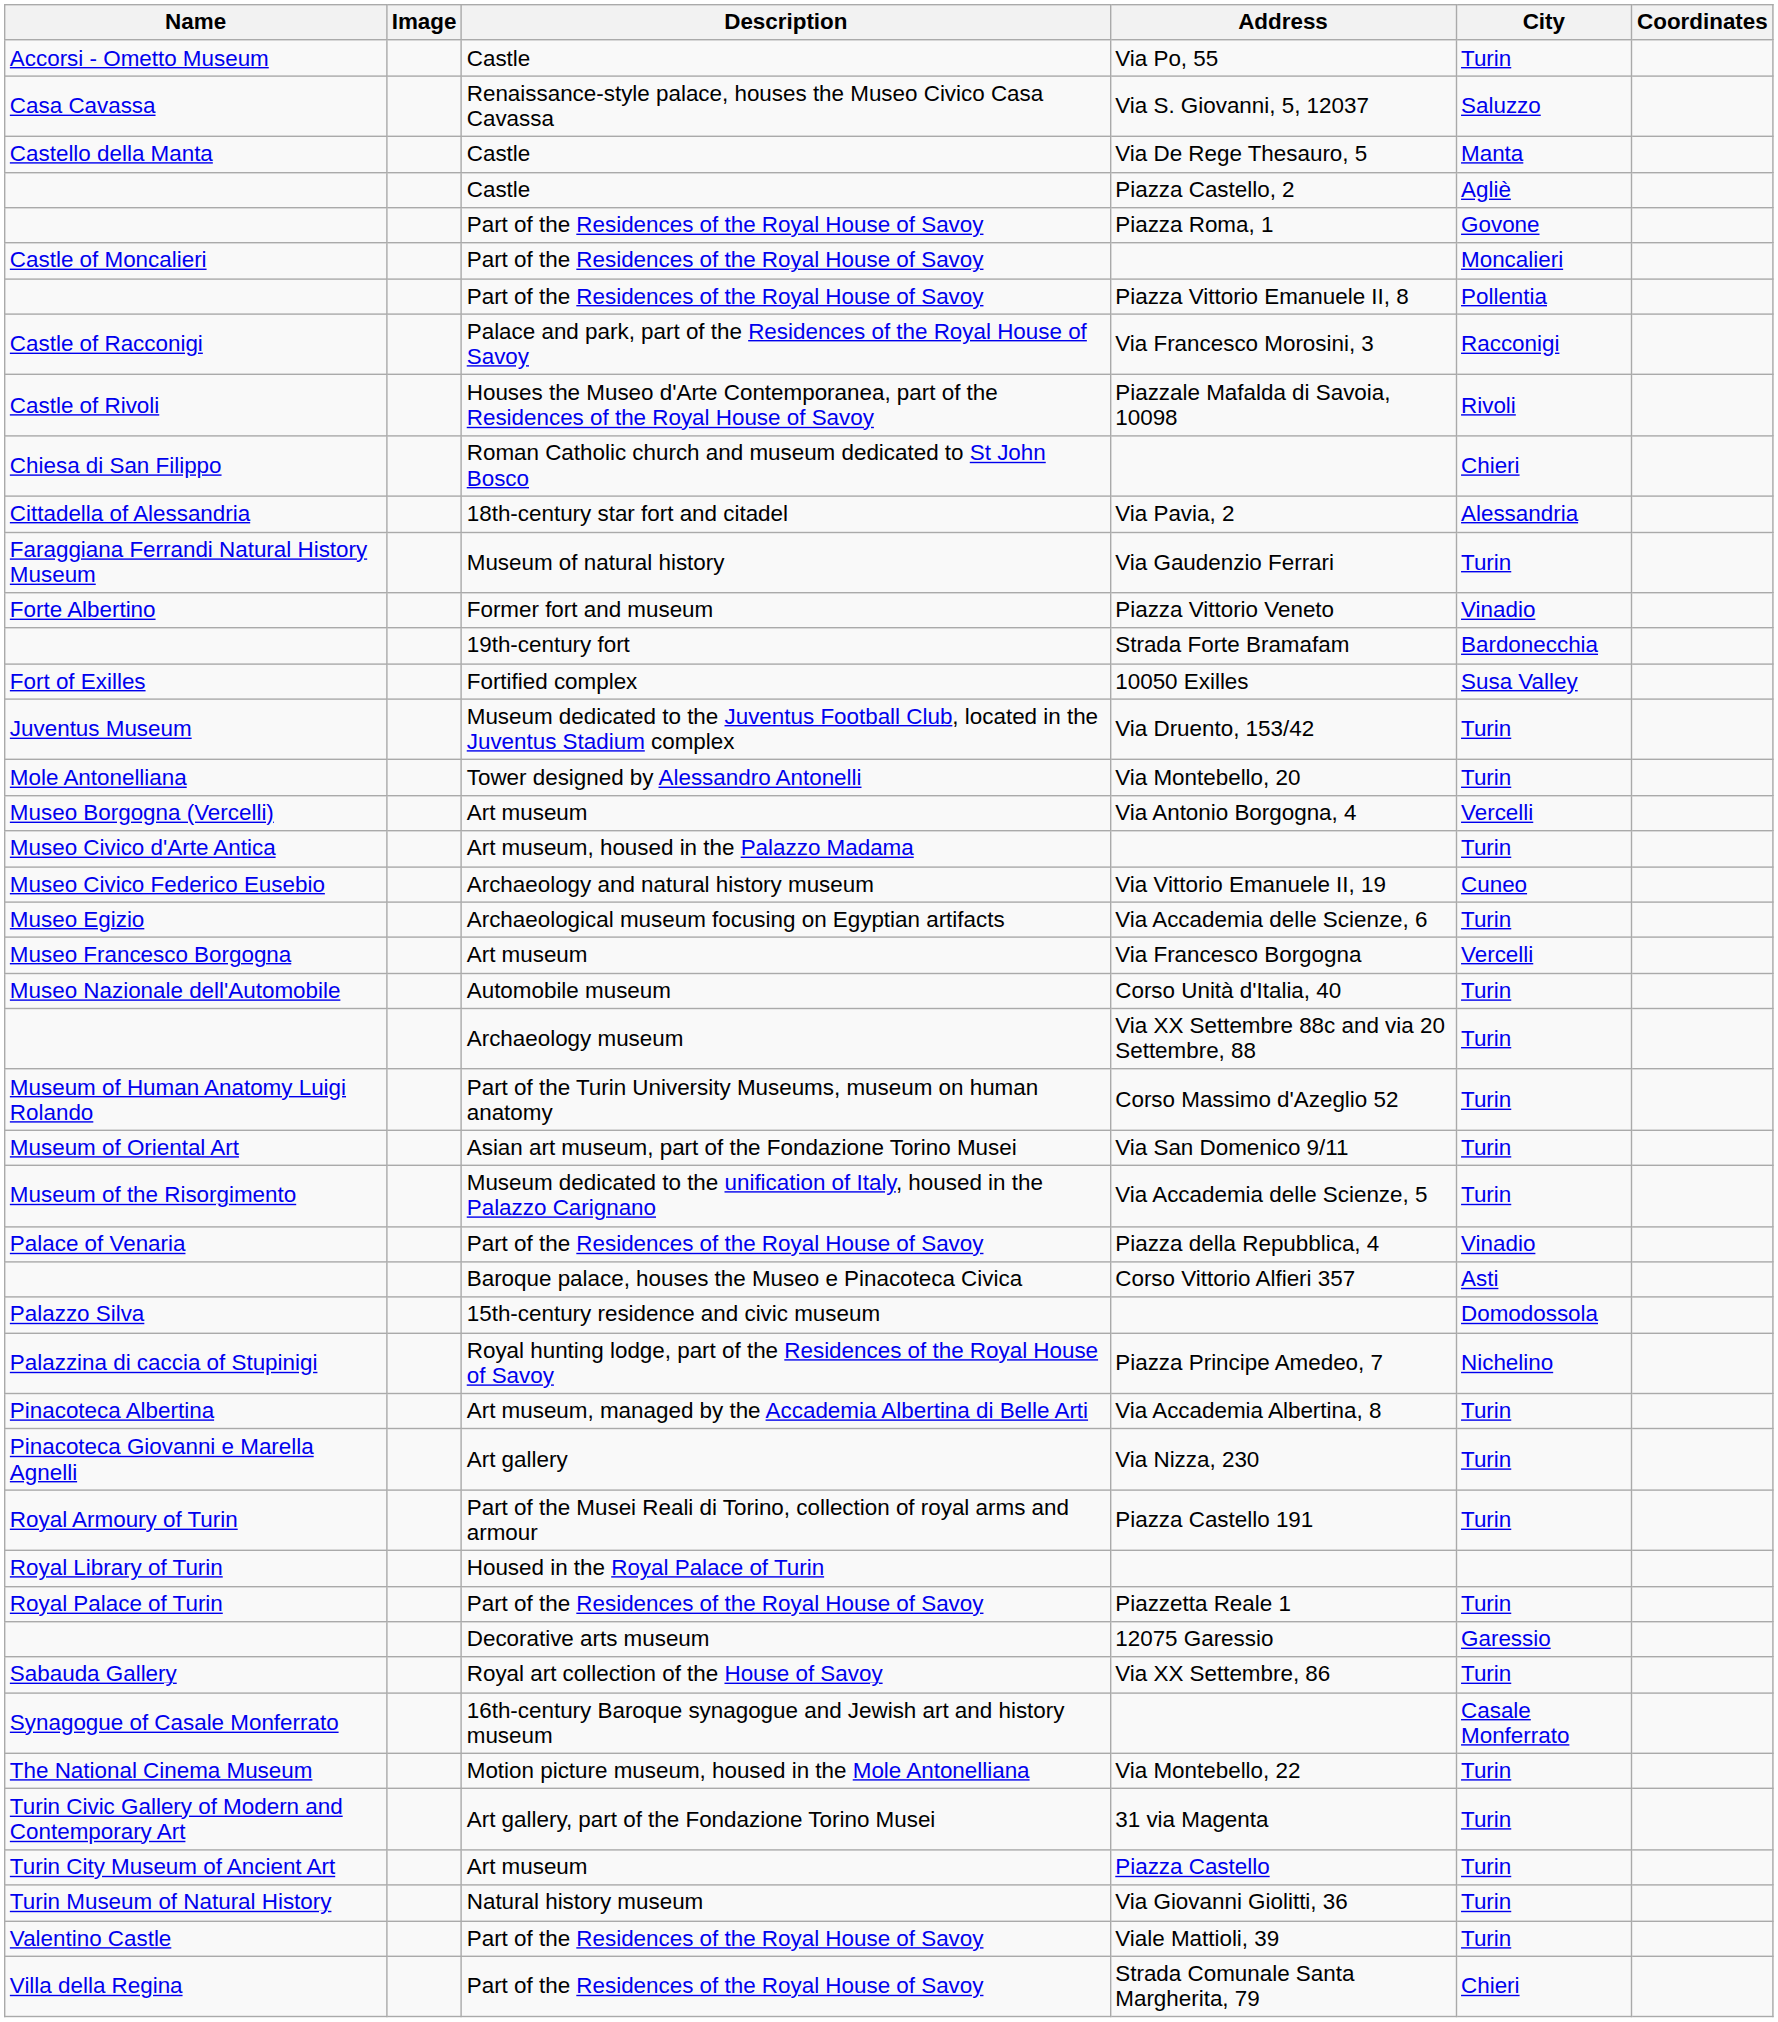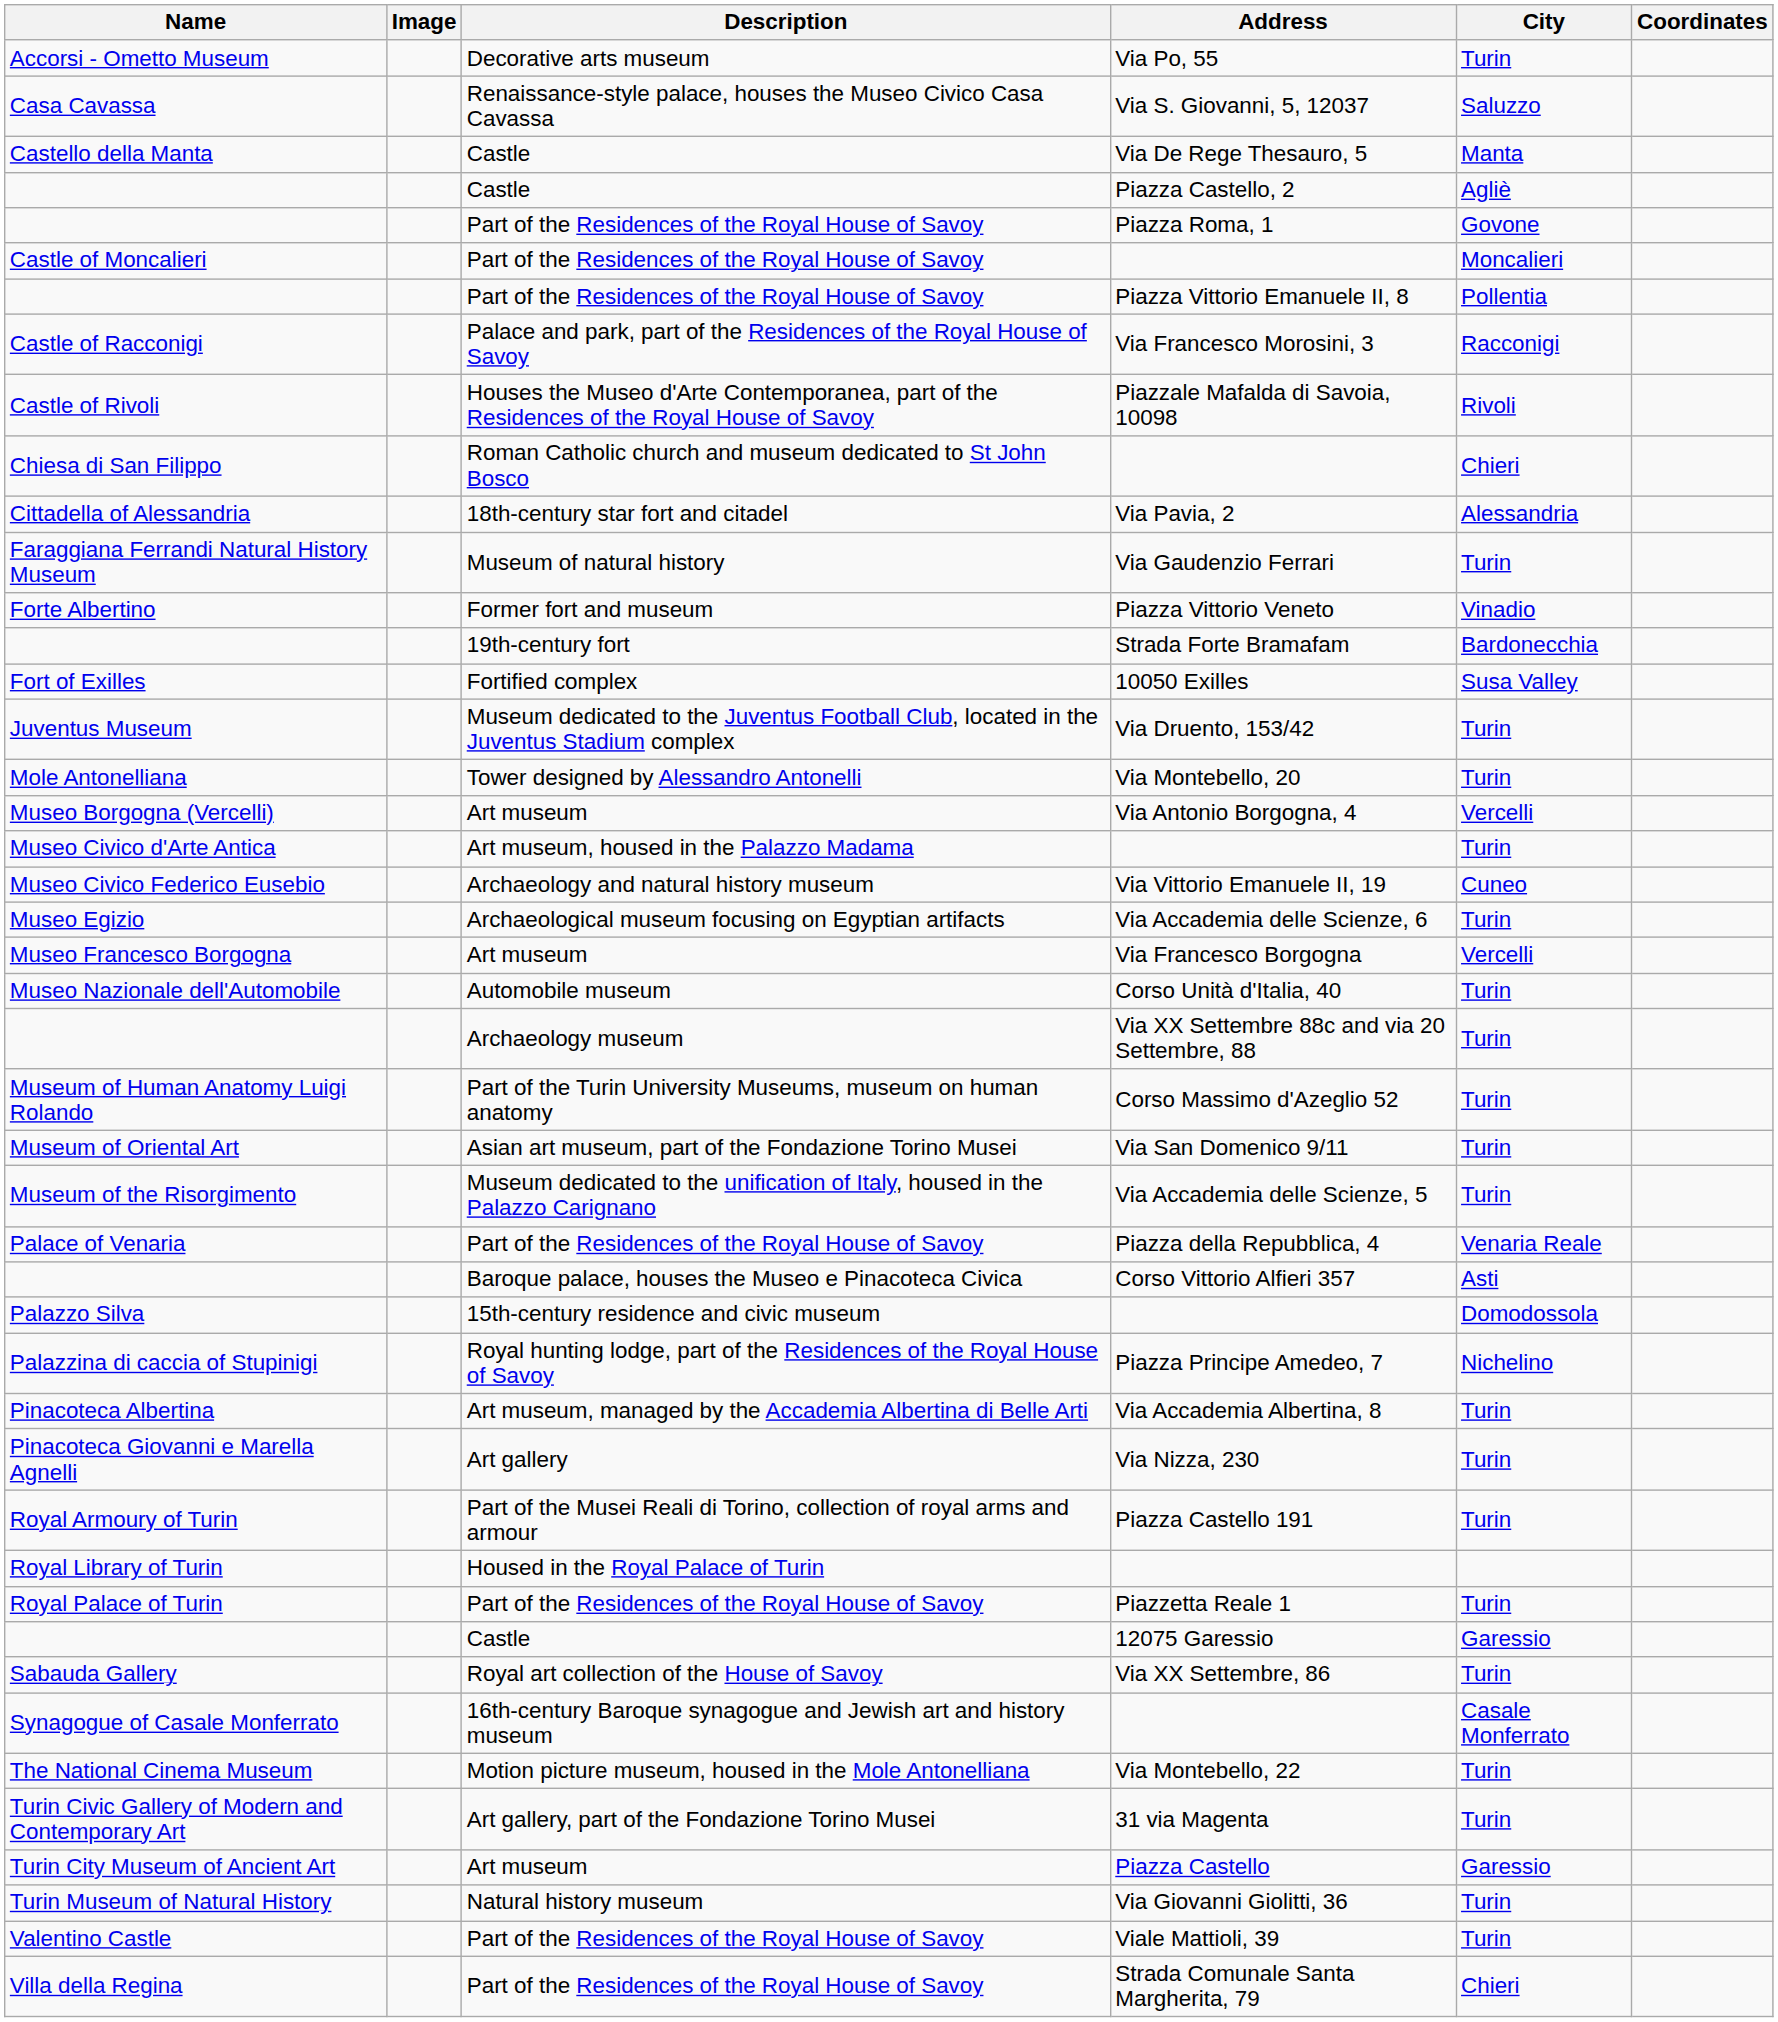(498, 57) Castle -> (588, 57) Decorative arts museum
(1498, 1243) Vinadio -> (1531, 1243) Venaria Reale
(588, 1639) Decorative arts museum -> (498, 1639) Castle
(1486, 1867) Turin -> (1506, 1867) Garessio
